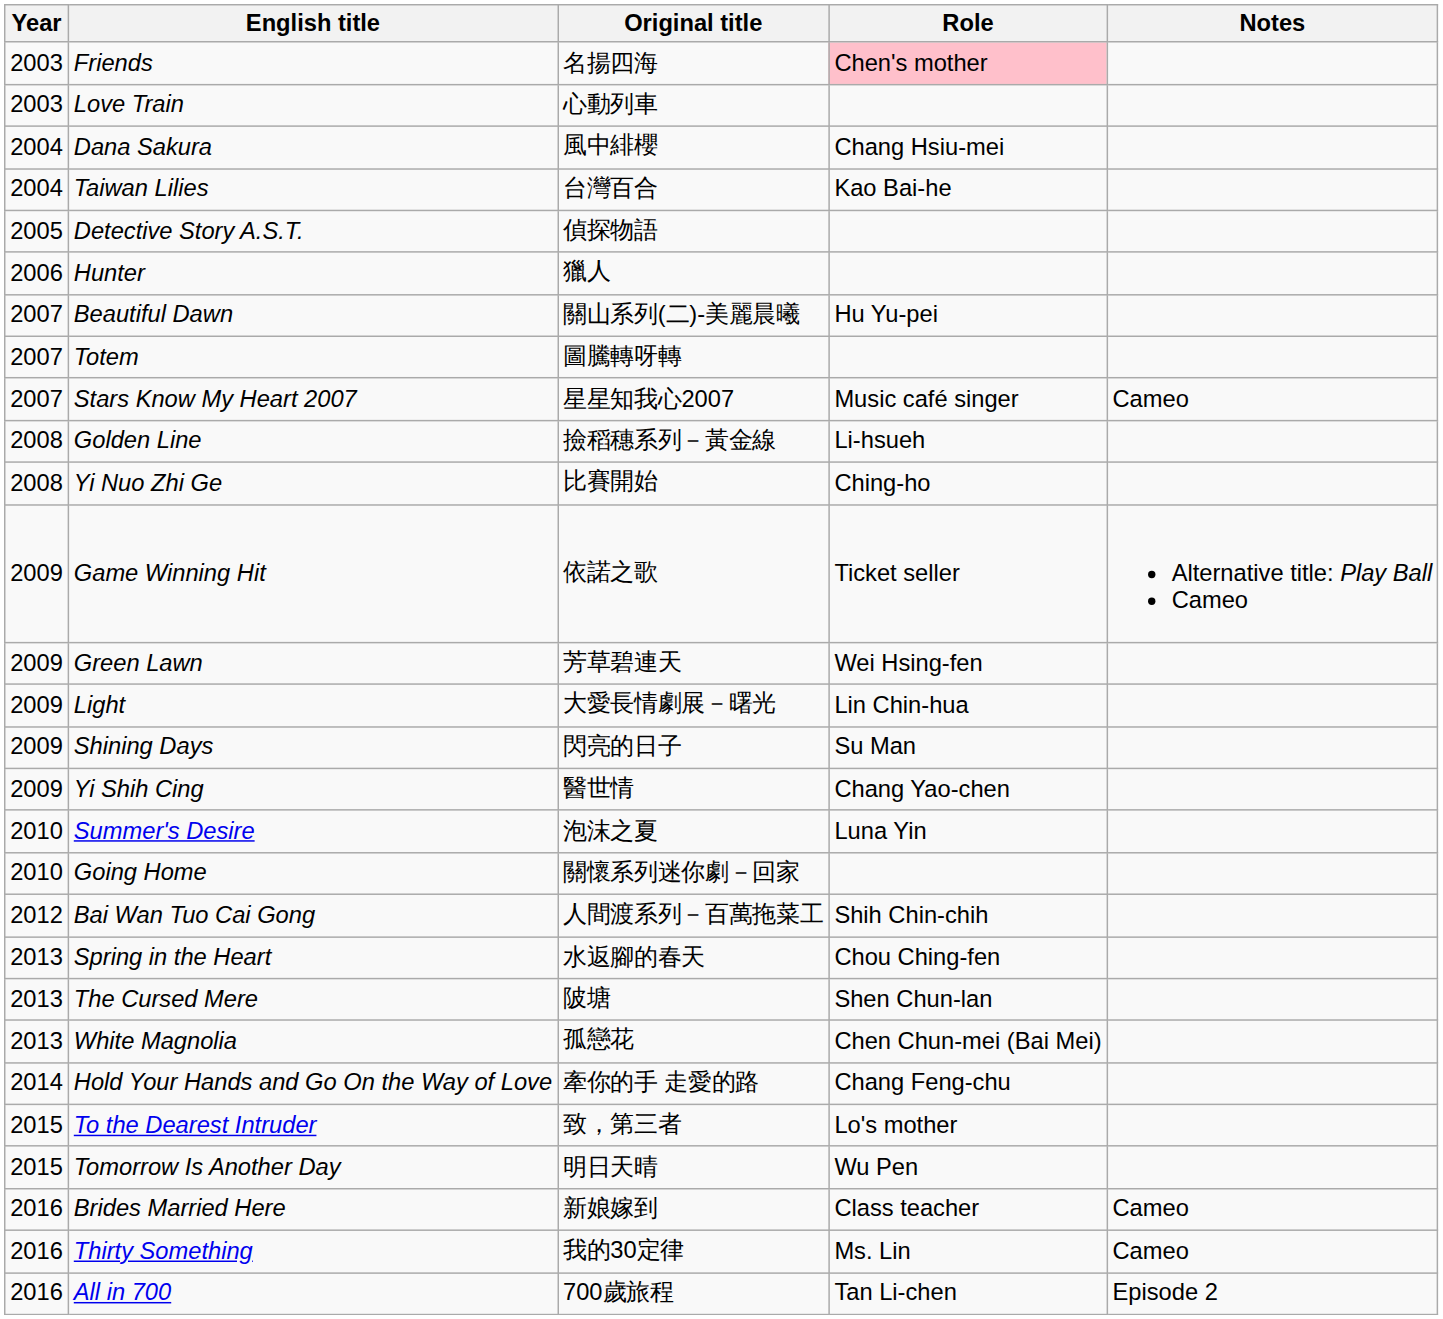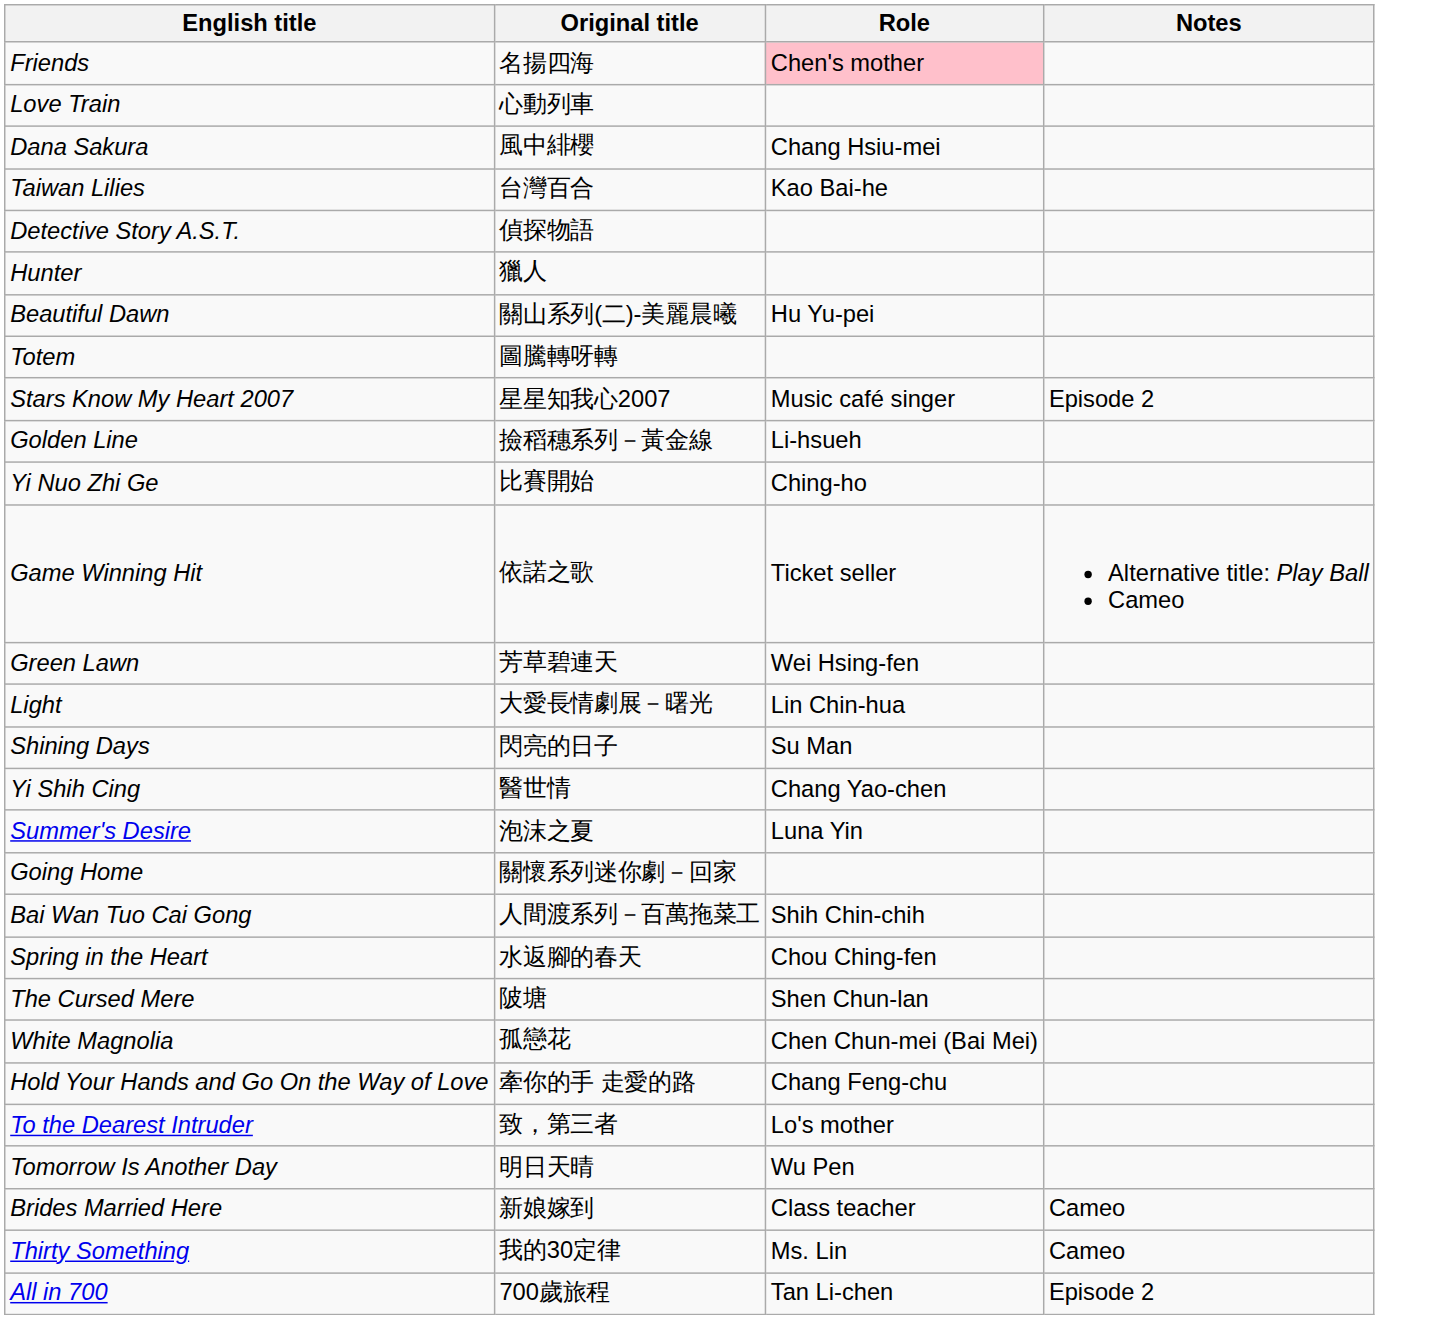- column: (37, 23)
(1151, 399) Cameo -> (1102, 399) Episode 2
